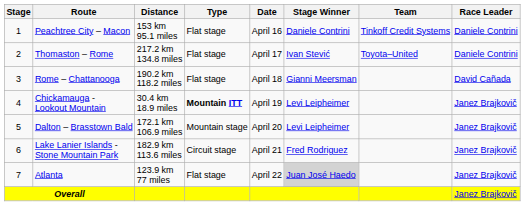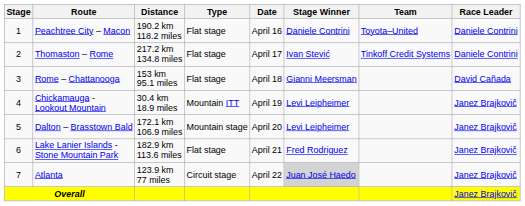(157, 31) 153 km 95.1 miles -> (159, 31) 190.2 km 118.2 miles
(405, 31) Tinkoff Credit Systems -> (389, 31) Toyota–United
(389, 55) Toyota–United -> (405, 55) Tinkoff Credit Systems
(159, 79) 190.2 km 118.2 miles -> (157, 79) 153 km 95.1 miles
(214, 103) bold -> (213, 103) normal
(211, 151) Circuit stage -> (206, 151) Flat stage
(206, 175) Flat stage -> (211, 175) Circuit stage
